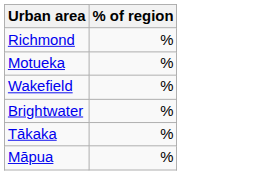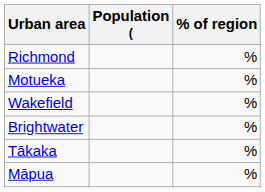+ column: (131, 24)
